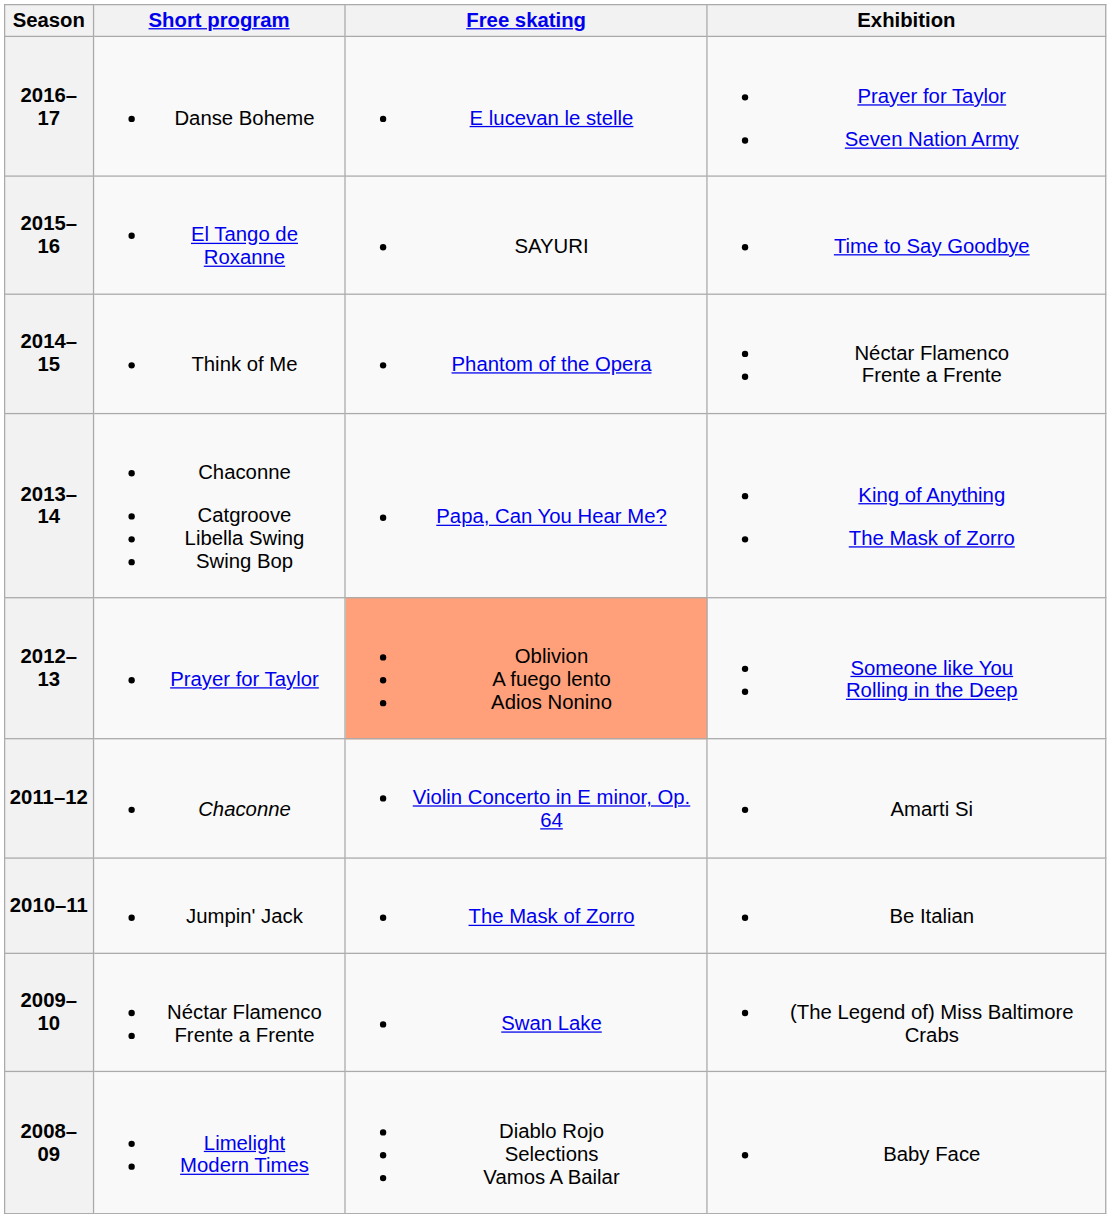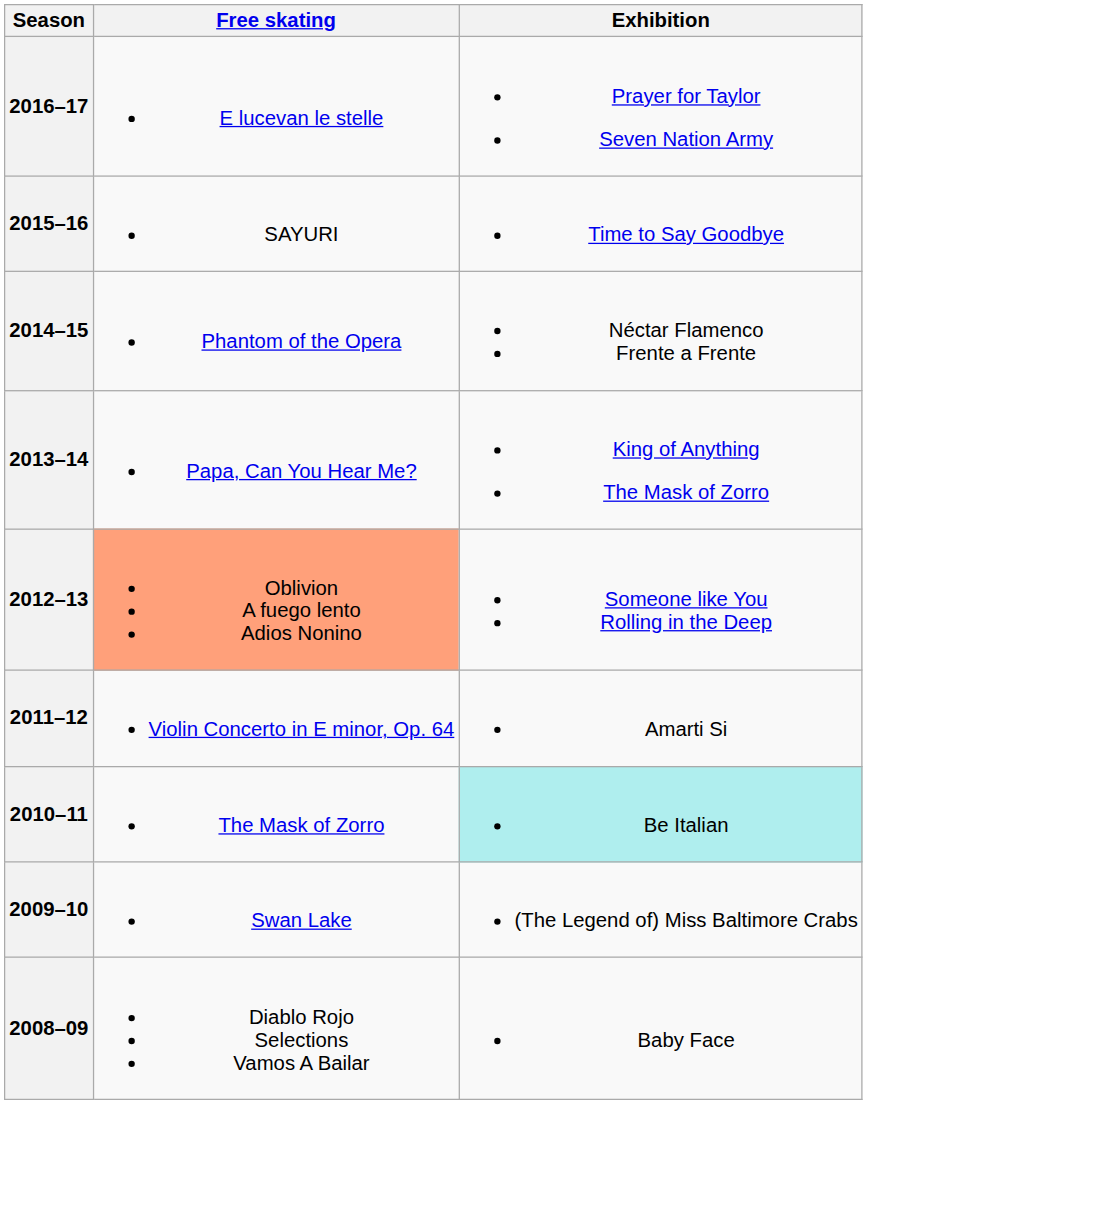- column: (219, 20)
(906, 917) no background -> (661, 825) paleturquoise background
